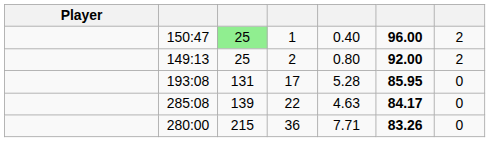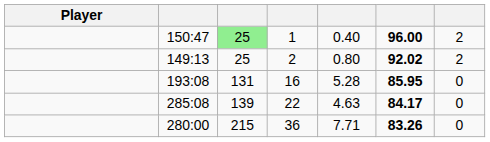(405, 59) 92.00 -> (405, 59) 92.02
(292, 81) 17 -> (292, 81) 16
